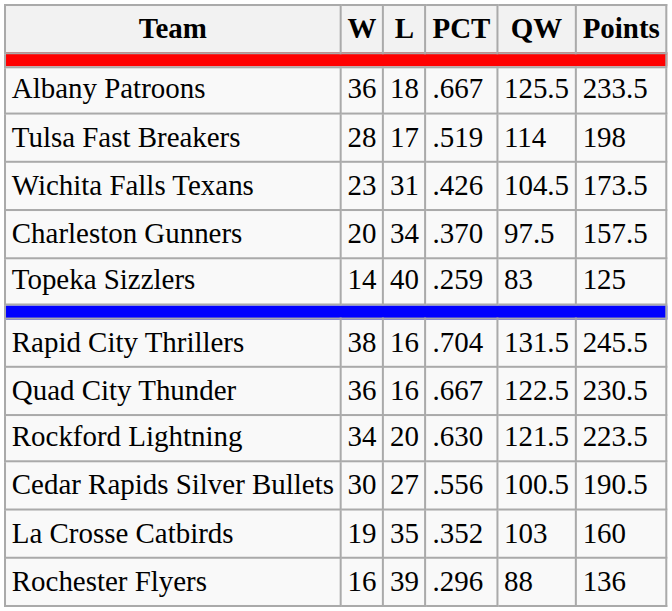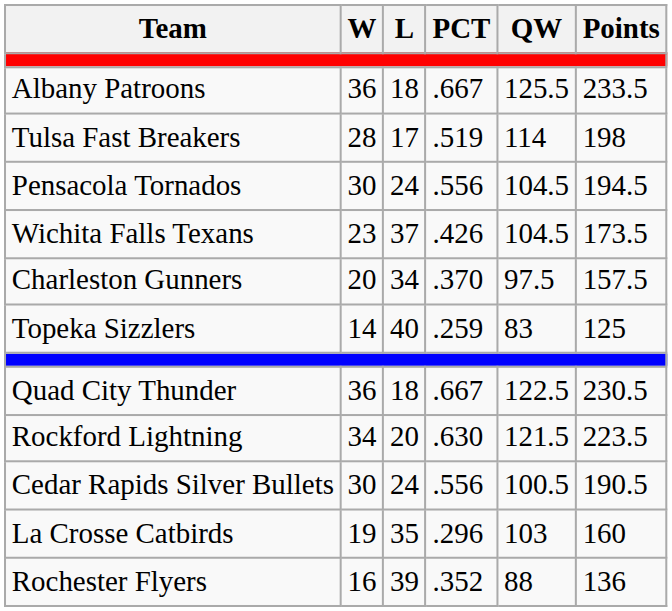+ row: (127, 185)
(404, 185) 31 -> (404, 233) 37
- row: (128, 342)
(404, 390) 16 -> (404, 390) 18
(404, 485) 27 -> (404, 485) 24
(458, 533) .352 -> (458, 533) .296
(458, 581) .296 -> (458, 581) .352
